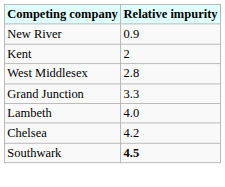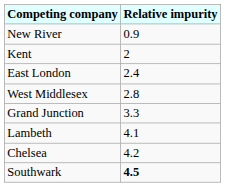+ row: (39, 73)
(131, 113) 4.0 -> (131, 133) 4.1
